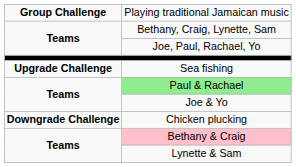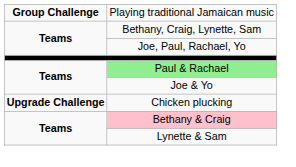- row: (207, 68)
(63, 119) Downgrade Challenge -> (56, 102) Upgrade Challenge
